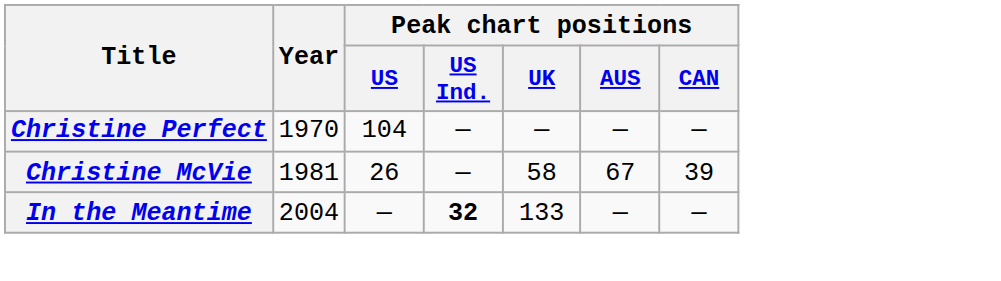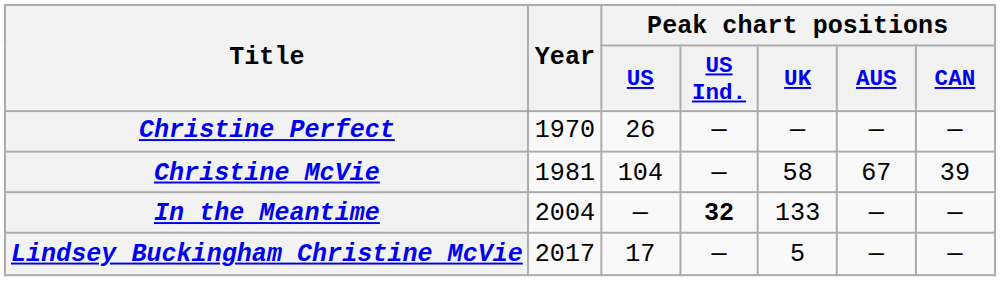(384, 131) 104 -> (640, 131) 26
(384, 172) 26 -> (640, 172) 104
+ row: (267, 254)
